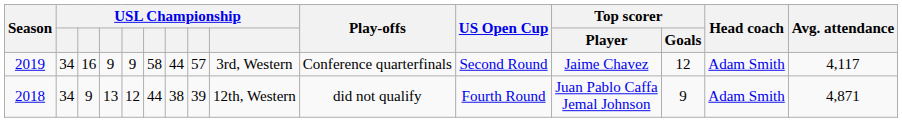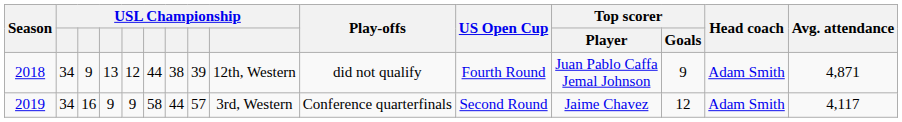rows swapped: (30, 96) <-> (30, 64)
